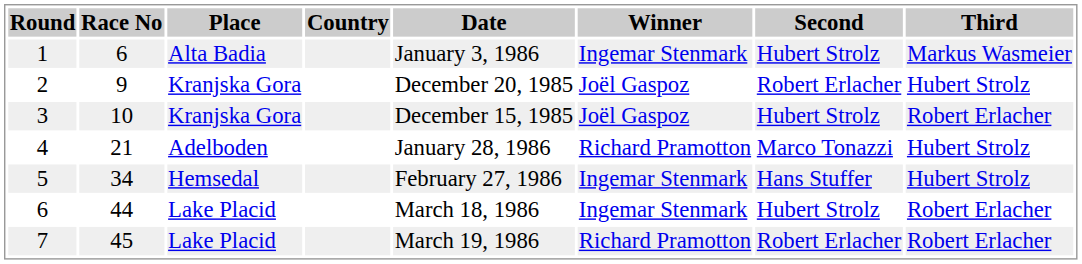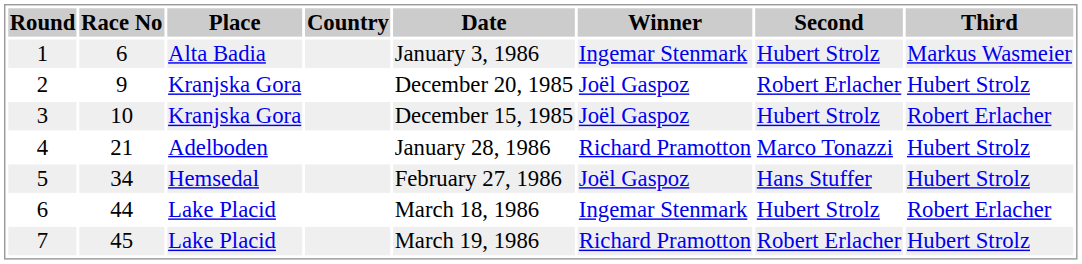(663, 178) Ingemar Stenmark -> (634, 178) Joël Gaspoz
(979, 240) Robert Erlacher -> (968, 240) Hubert Strolz
